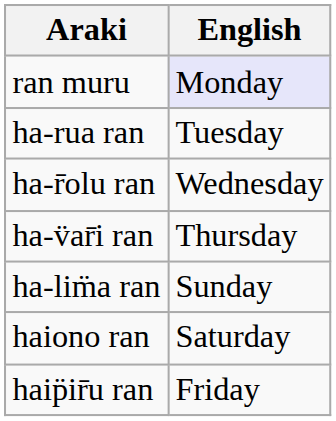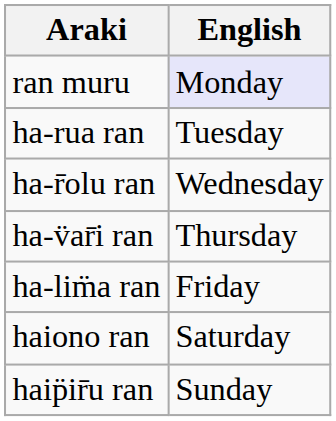(224, 286) Sunday -> (218, 286) Friday
(218, 388) Friday -> (224, 388) Sunday
